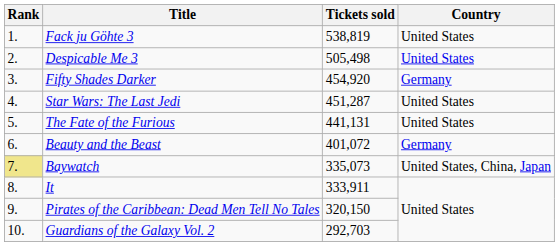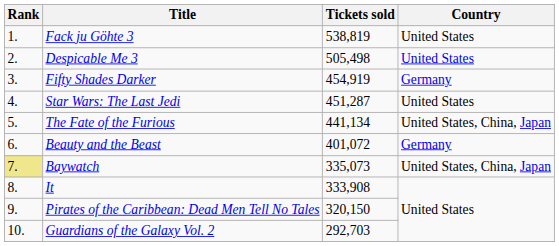(348, 79) 454,920 -> (348, 79) 454,919
(348, 123) 441,131 -> (348, 123) 441,134
(437, 123) United States -> (476, 123) United States, China, Japan
(348, 187) 333,911 -> (348, 187) 333,908
